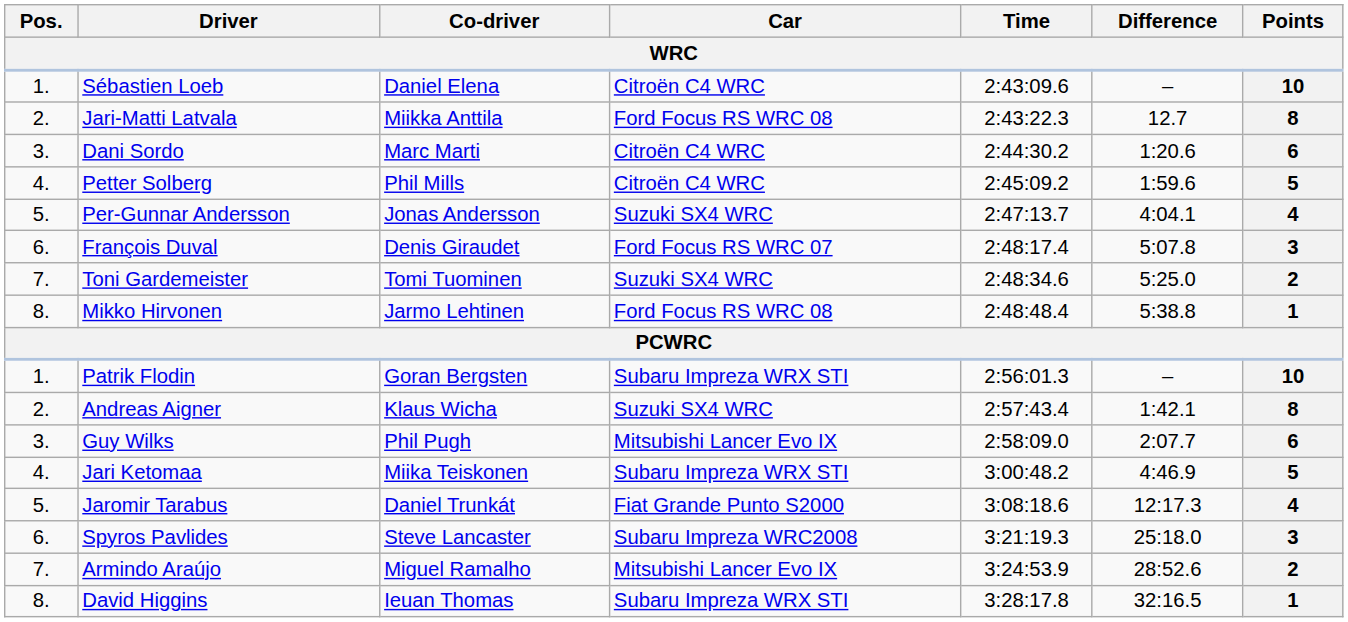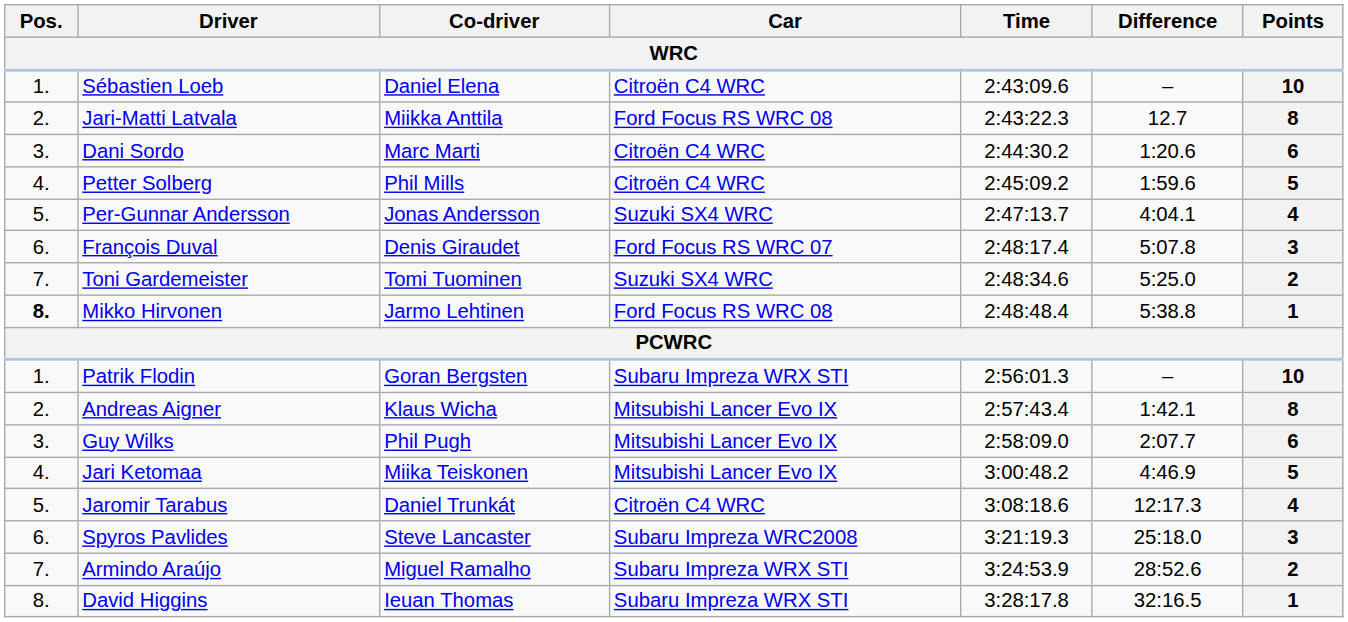(41, 311) normal -> (41, 311) bold
(693, 409) Suzuki SX4 WRC -> (726, 409) Mitsubishi Lancer Evo IX
(731, 473) Subaru Impreza WRX STI -> (726, 473) Mitsubishi Lancer Evo IX
(729, 505) Fiat Grande Punto S2000 -> (689, 505) Citroën C4 WRC
(726, 569) Mitsubishi Lancer Evo IX -> (731, 569) Subaru Impreza WRX STI
